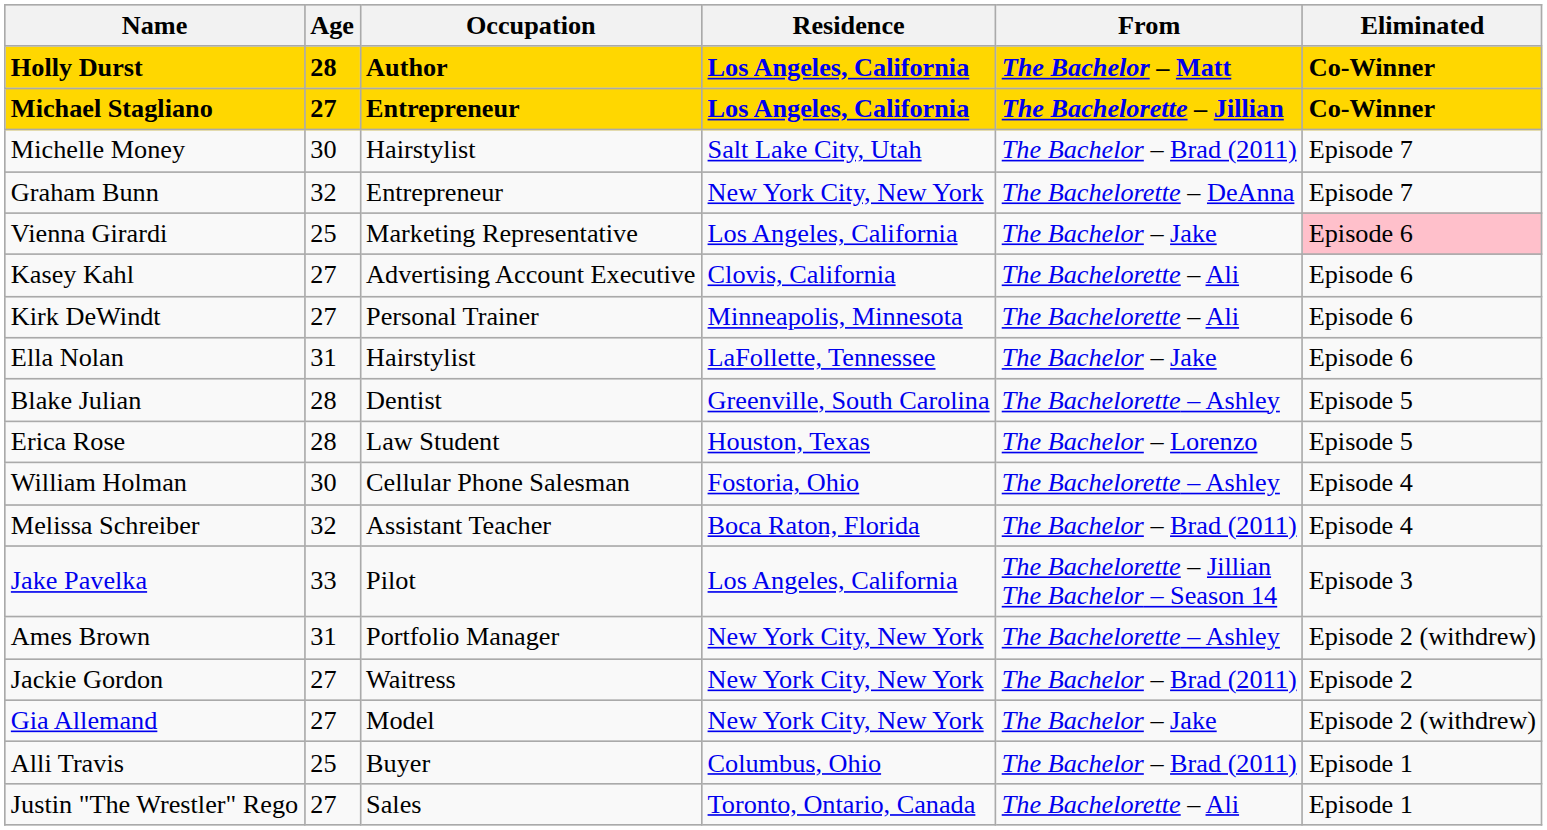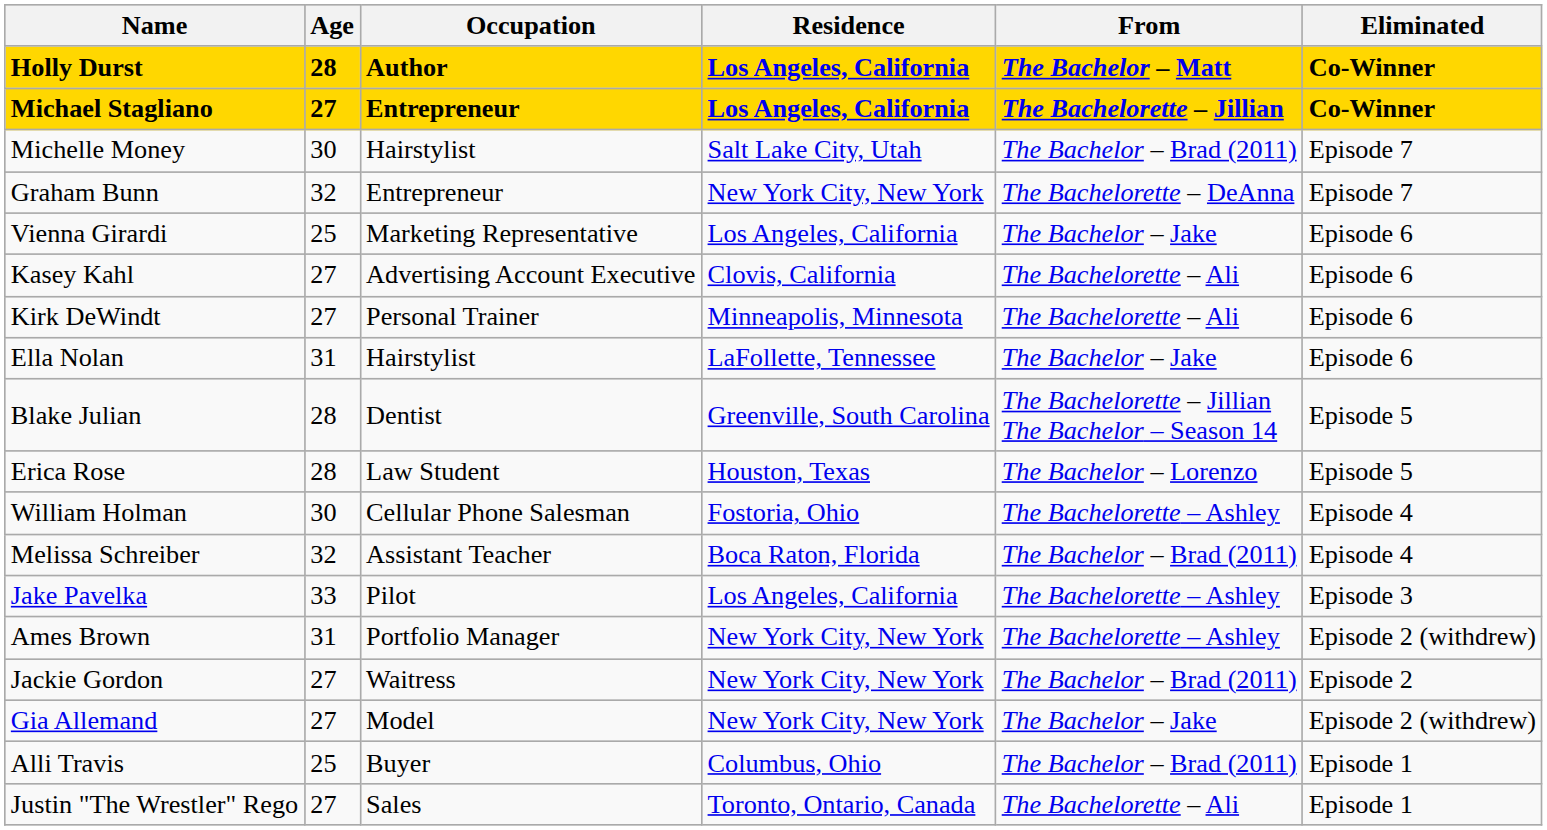(1361, 233) pink background -> (1361, 233) no background
(1141, 399) The Bachelorette – Ashley -> (1139, 414) The Bachelorette – Jillian The Bachelor – Season 14
(1139, 581) The Bachelorette – Jillian The Bachelor – Season 14 -> (1141, 595) The Bachelorette – Ashley
